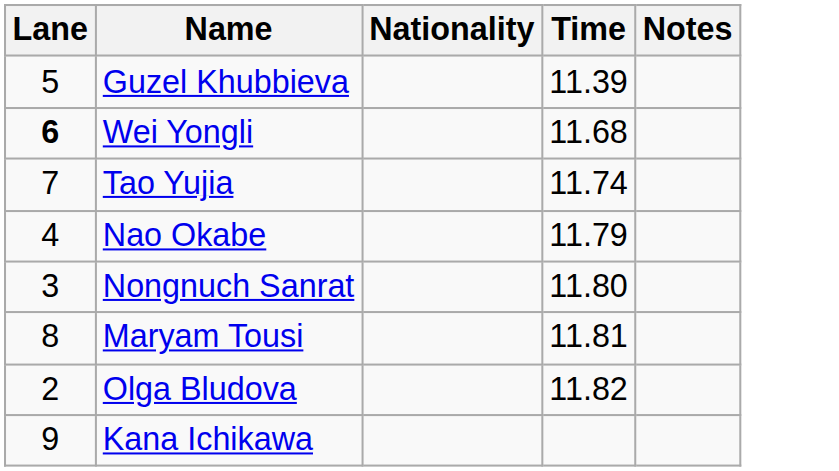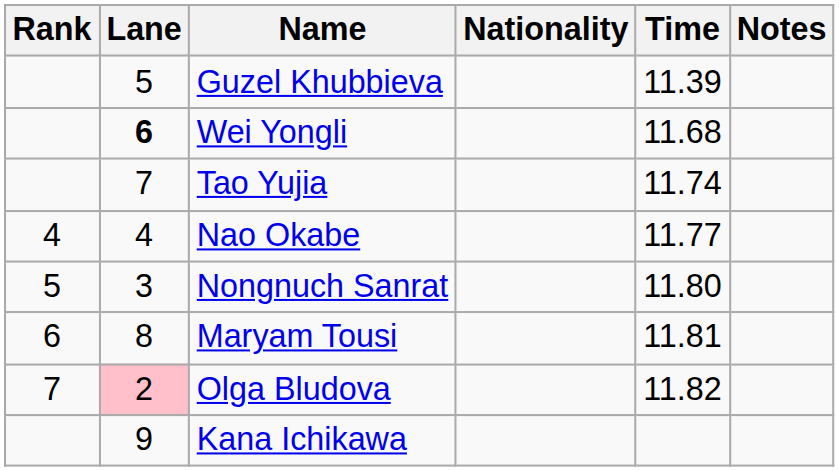+ column: (52, 30)
(589, 235) 11.79 -> (683, 235) 11.77
(50, 388) no background -> (144, 388) pink background
